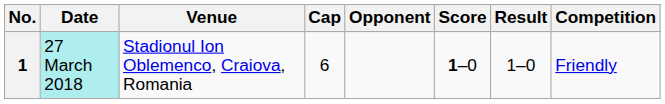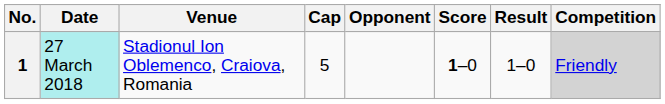(325, 65) 6 -> (325, 65) 5
(586, 65) no background -> (586, 65) lightgrey background
